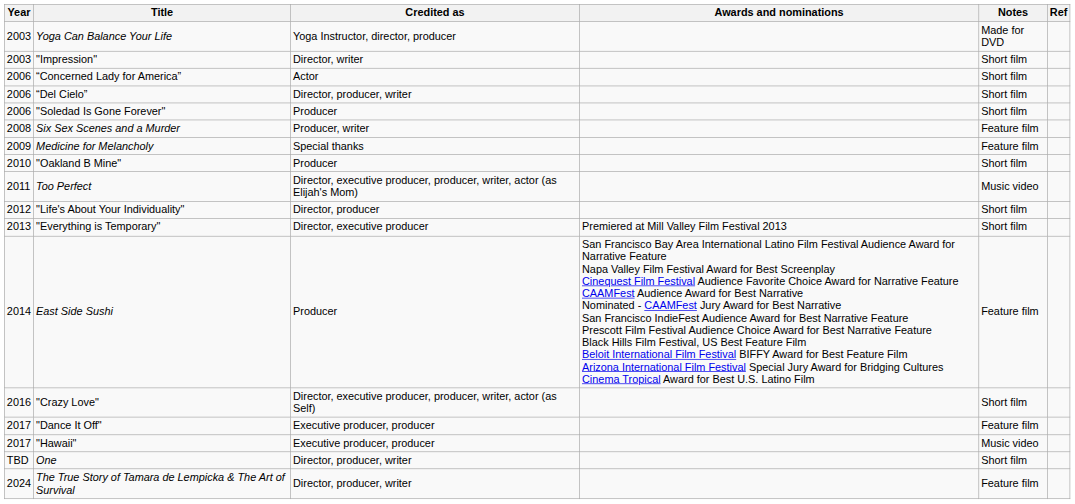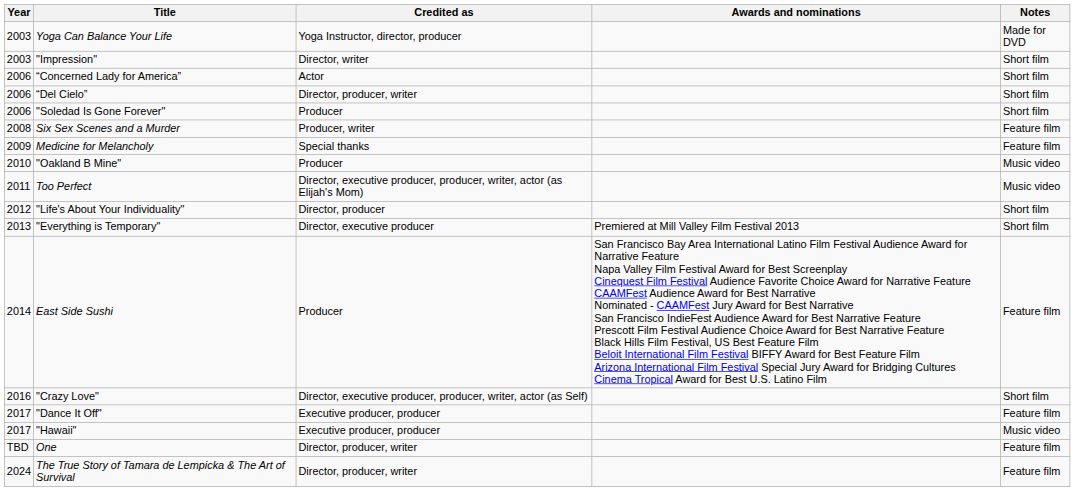- column: (1059, 13)
(1004, 163) Short film -> (1032, 163) Music video
(1004, 460) Short film -> (1032, 448) Feature film
